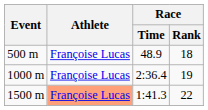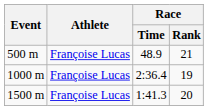(187, 55) 18 -> (187, 55) 21
(90, 95) lightsalmon background -> (90, 95) no background
(187, 95) 22 -> (187, 95) 20
